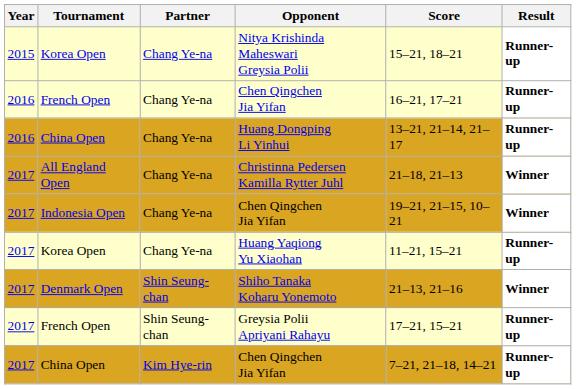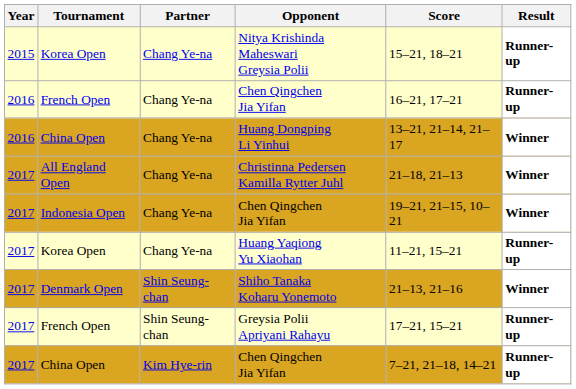(529, 137) Runner-up -> (527, 137) Winner
